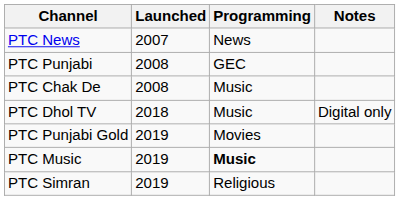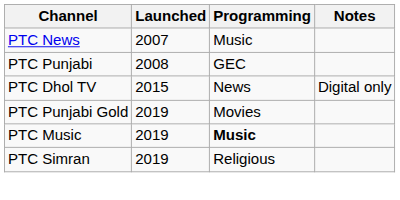(232, 40) News -> (233, 40) Music
- row: (54, 87)
(152, 111) 2018 -> (152, 87) 2015
(233, 111) Music -> (232, 87) News
